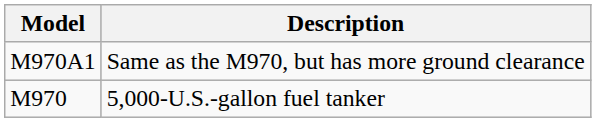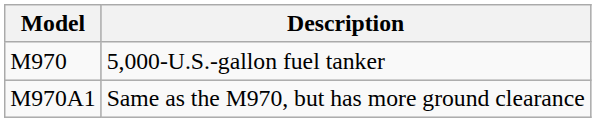rows swapped: (38, 98) <-> (53, 60)
